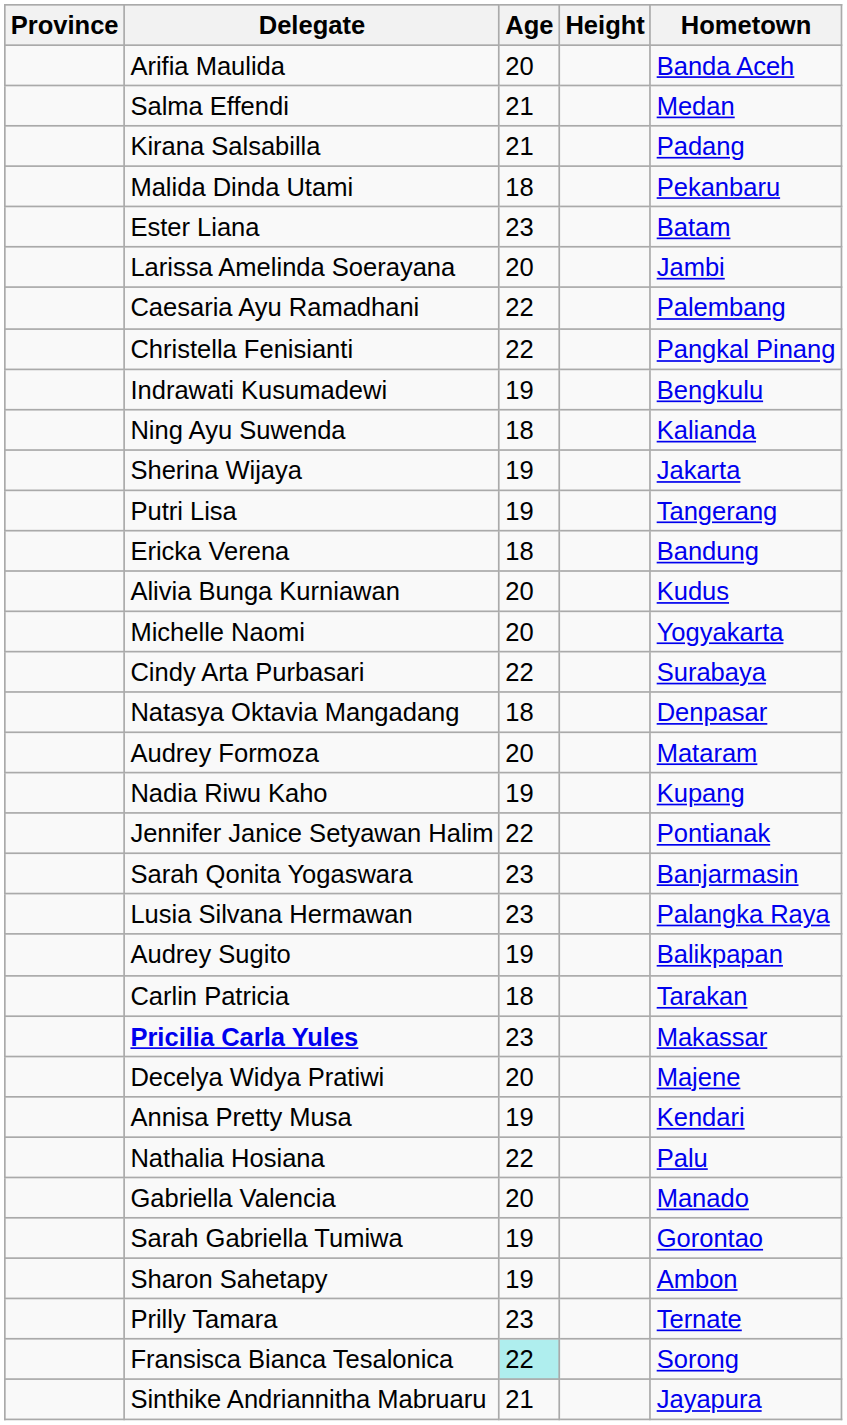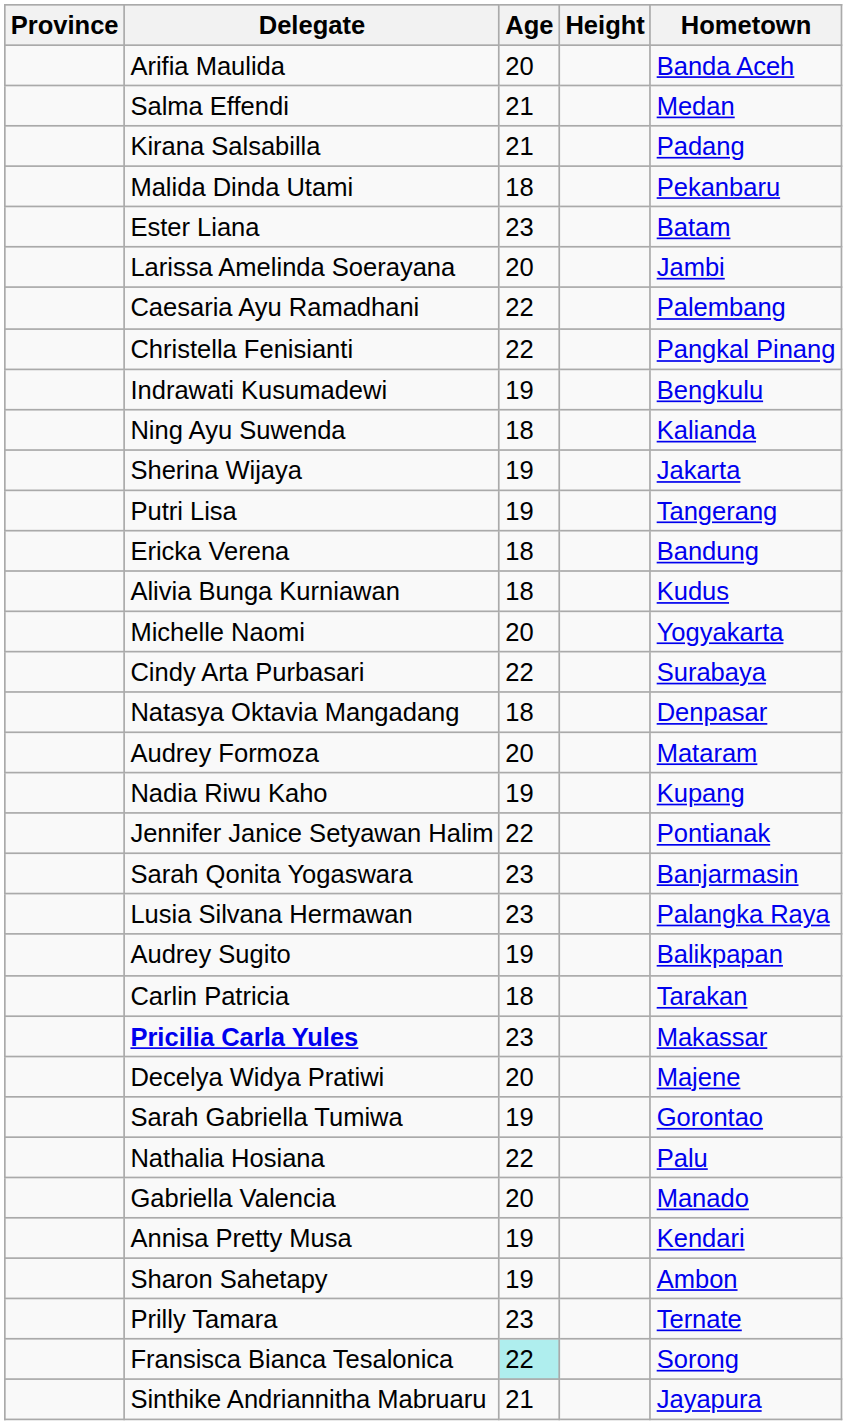(520, 591) 20 -> (520, 591) 18
rows swapped: (241, 1117) <-> (267, 1238)
